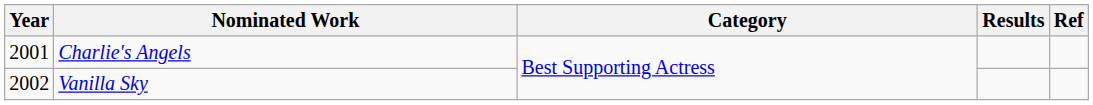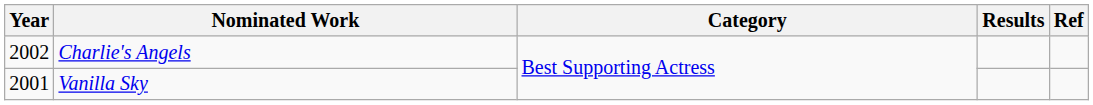(29, 52) 2001 -> (29, 52) 2002
(29, 83) 2002 -> (29, 83) 2001
